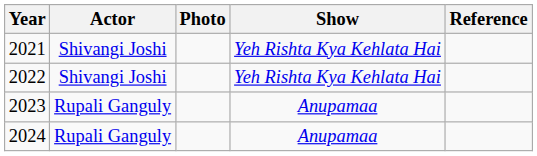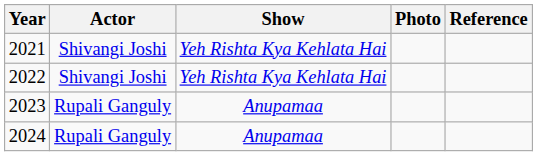columns swapped: (338, 19) <-> (203, 19)
